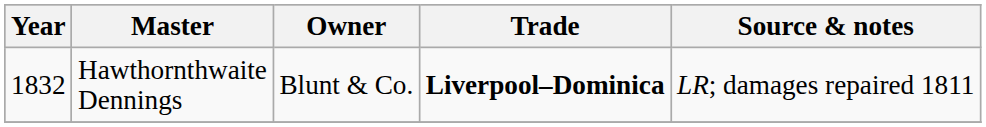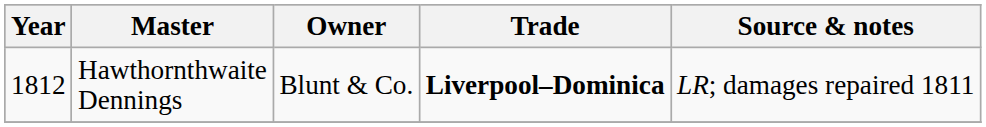(38, 84) 1832 -> (38, 84) 1812
